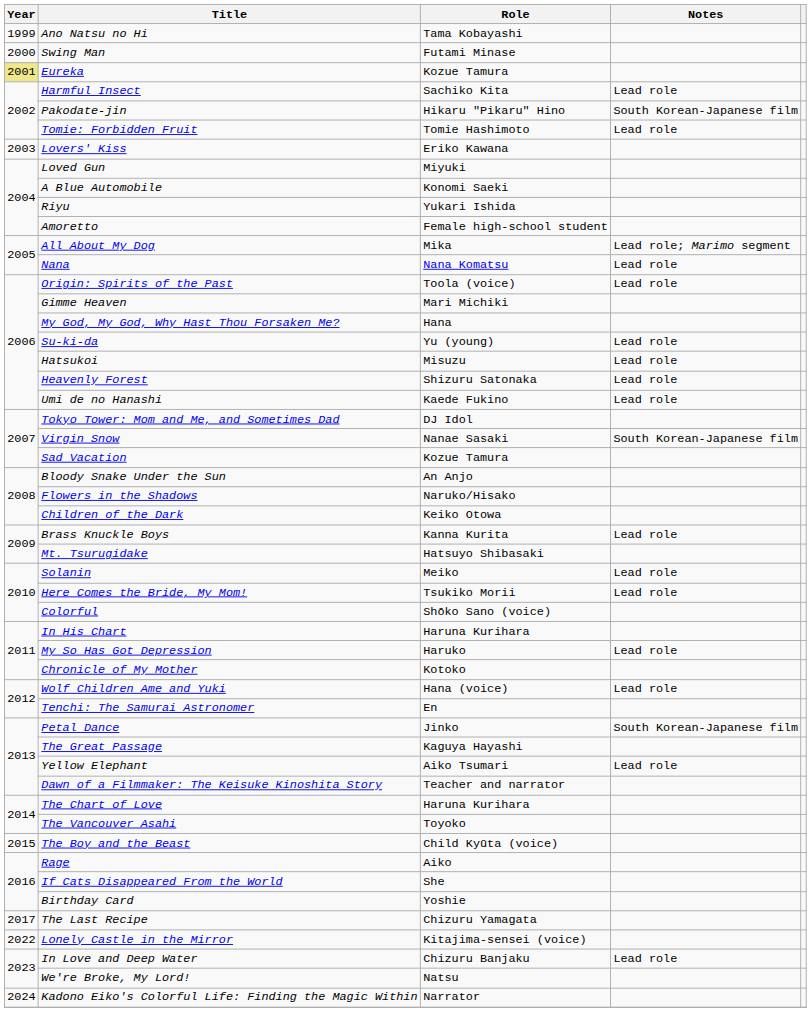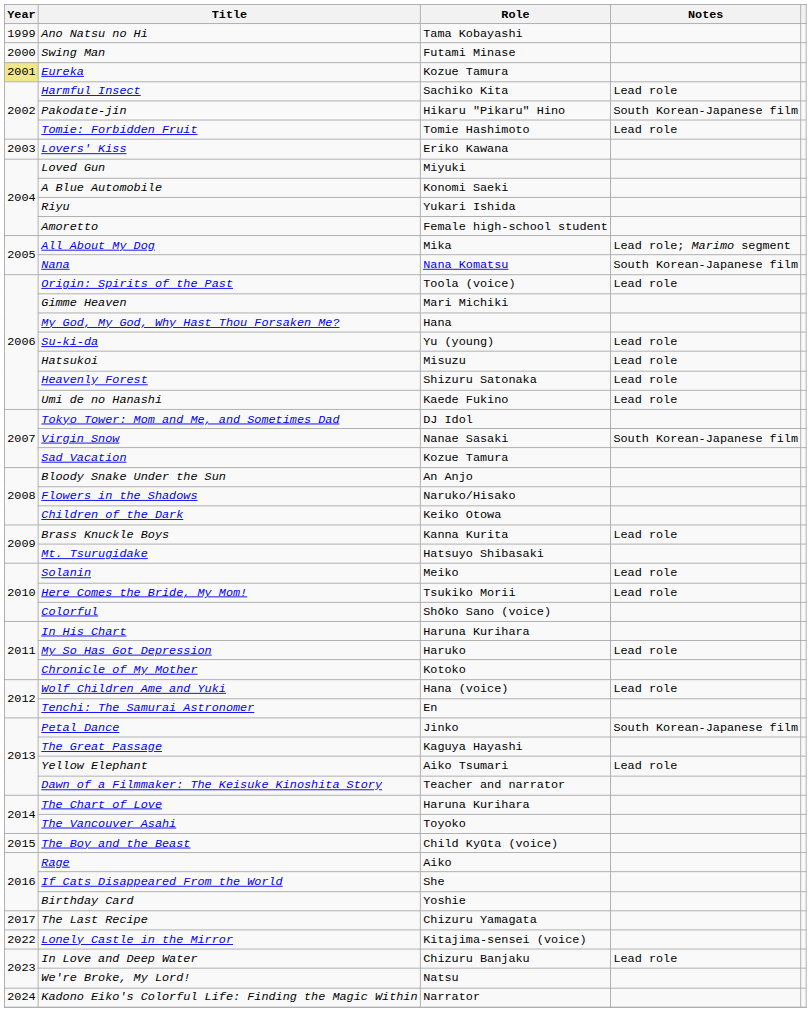(645, 265) Lead role -> (706, 265) South Korean-Japanese film
